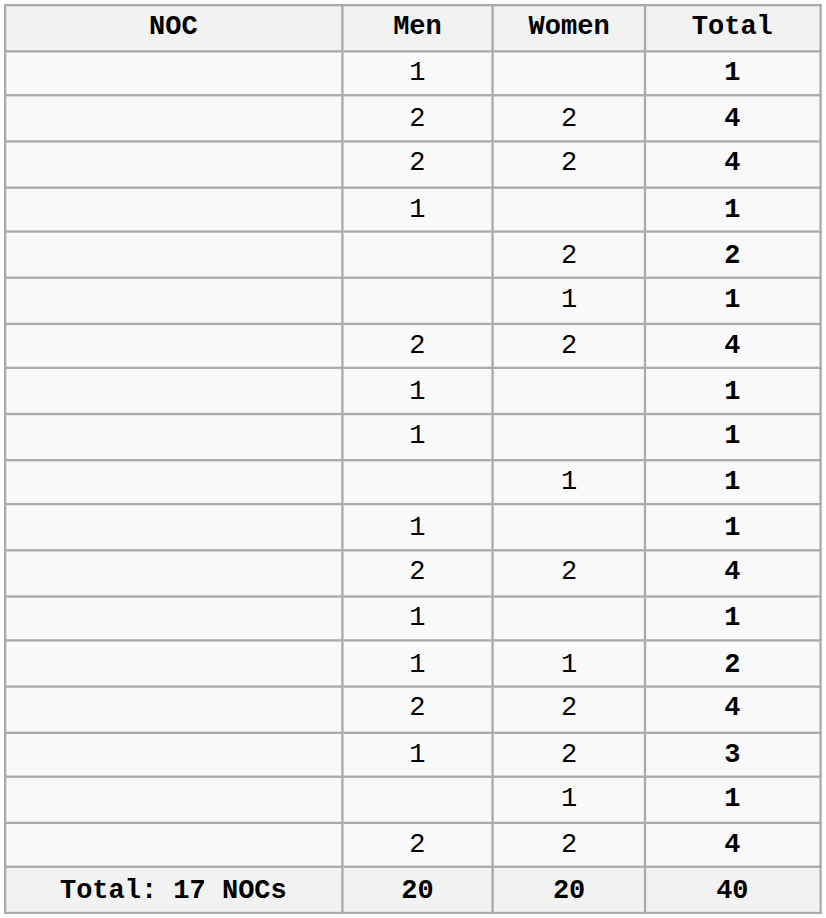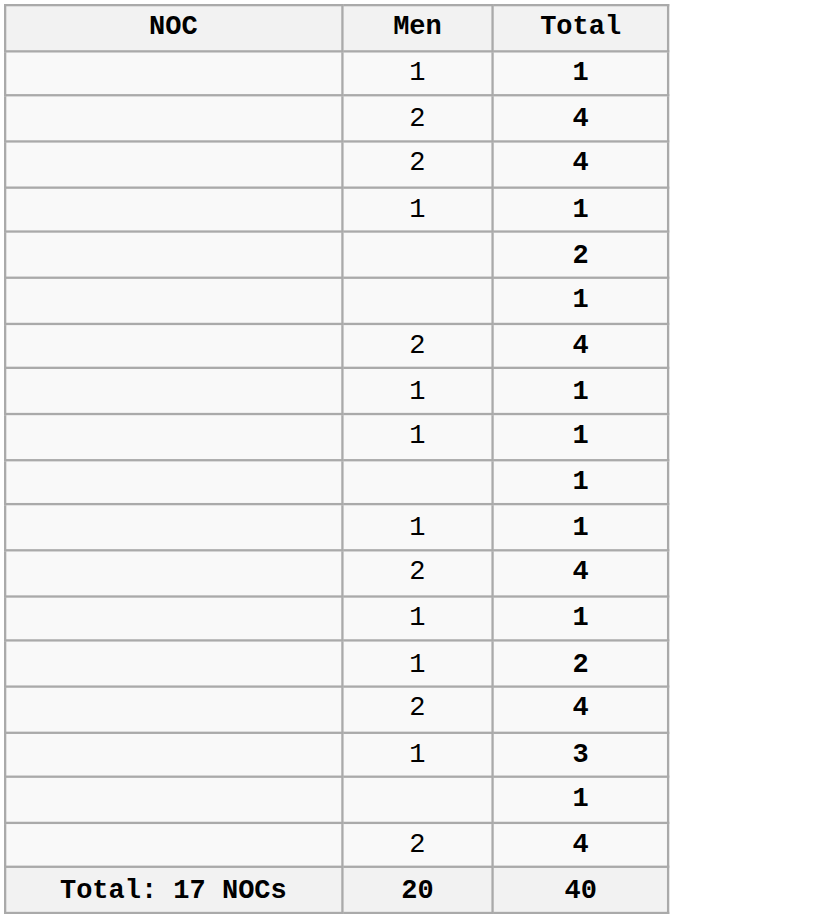- column: (569, 28)
